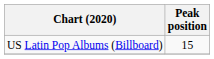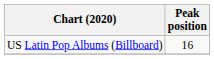(187, 44) 15 -> (187, 44) 16
